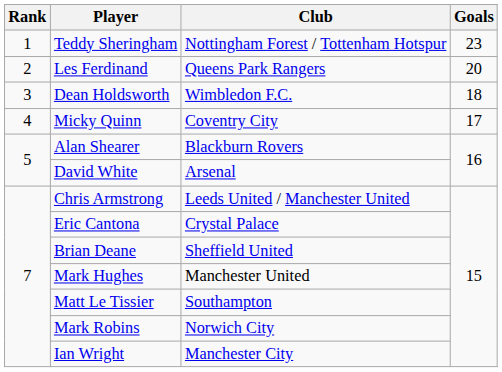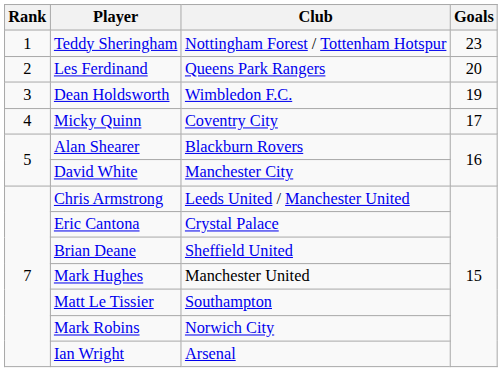(474, 95) 18 -> (474, 95) 19
(210, 172) Arsenal -> (239, 172) Manchester City
(239, 353) Manchester City -> (210, 353) Arsenal
